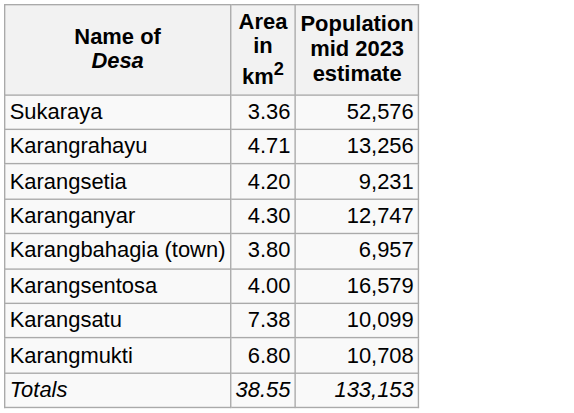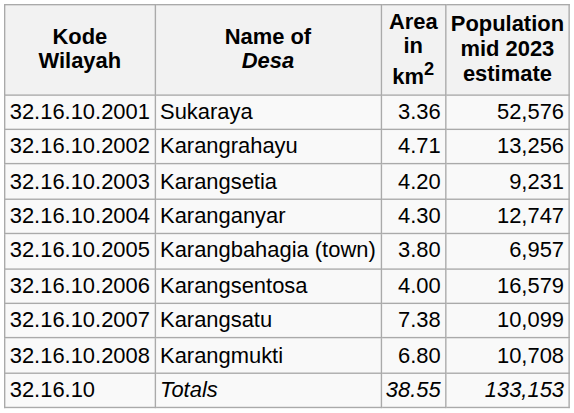+ column: (80, 49)
